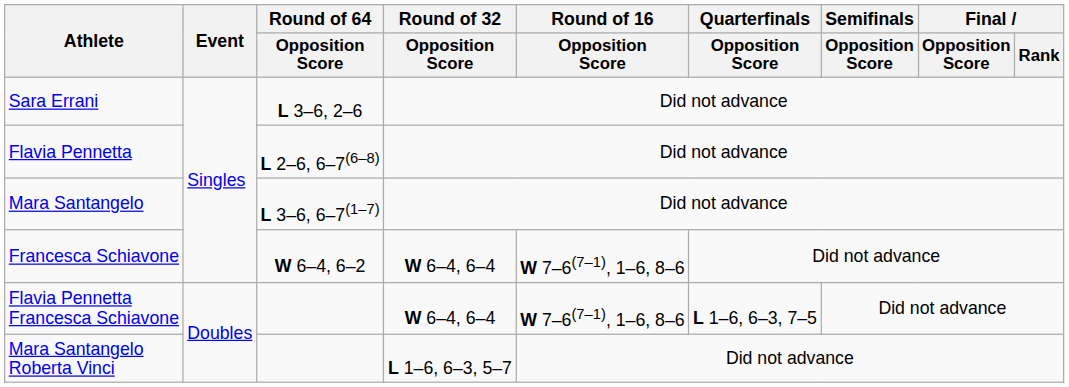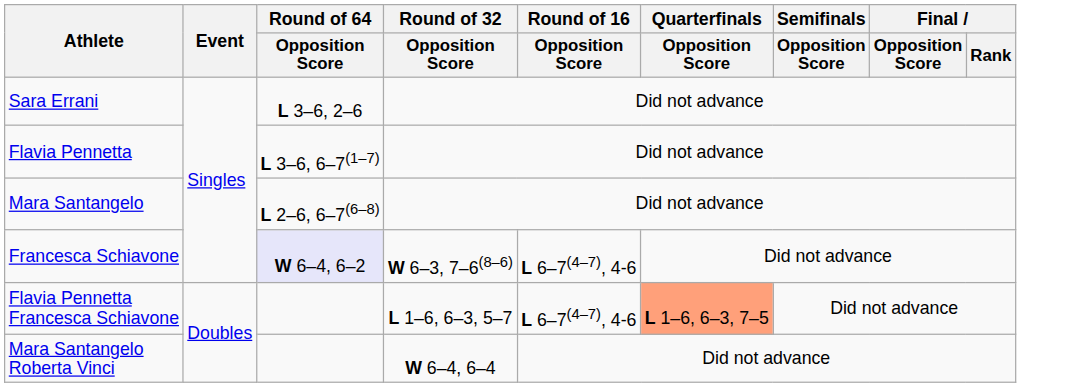(320, 162) L 2–6, 6–7(6–8) -> (320, 162) L 3–6, 6–7(1–7)
(320, 214) L 3–6, 6–7(1–7) -> (320, 214) L 2–6, 6–7(6–8)
(320, 266) no background -> (320, 266) lavender background
(450, 266) W 6–4, 6–4 -> (450, 266) W 6–3, 7–6(8–6)
(602, 266) W 7–6(7–1), 1–6, 8–6 -> (579, 266) L 6–7(4–7), 4-6
(450, 319) W 6–4, 6–4 -> (450, 319) L 1–6, 6–3, 5–7
(602, 319) W 7–6(7–1), 1–6, 8–6 -> (579, 319) L 6–7(4–7), 4-6
(755, 319) no background -> (707, 319) lightsalmon background
(450, 369) L 1–6, 6–3, 5–7 -> (450, 369) W 6–4, 6–4
